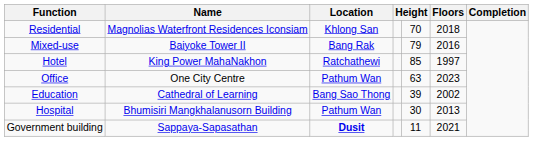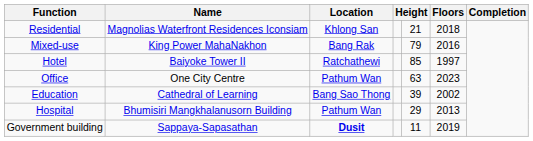(416, 29) 70 -> (416, 29) 21
(208, 45) Baiyoke Tower II -> (208, 45) King Power MahaNakhon
(208, 62) King Power MahaNakhon -> (208, 62) Baiyoke Tower II
(416, 111) 30 -> (416, 111) 29
(448, 128) 2021 -> (448, 128) 2019
